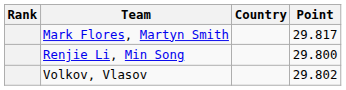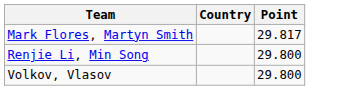- column: (22, 15)
(315, 75) 29.802 -> (279, 75) 29.800
